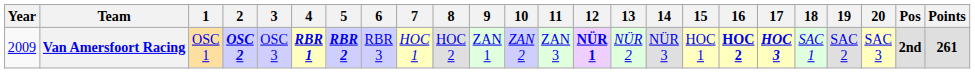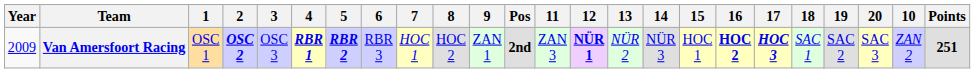columns swapped: (521, 15) <-> (910, 15)
(947, 47) 261 -> (947, 47) 251
